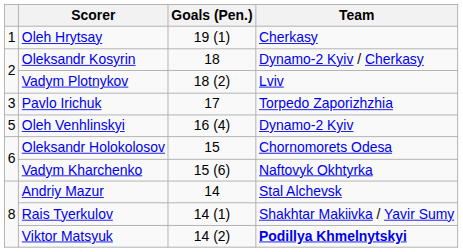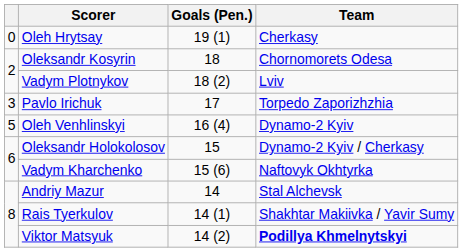(12, 37) 1 -> (12, 37) 0
(341, 59) Dynamo-2 Kyiv / Cherkasy -> (326, 59) Chornomorets Odesa
(326, 147) Chornomorets Odesa -> (341, 147) Dynamo-2 Kyiv / Cherkasy
